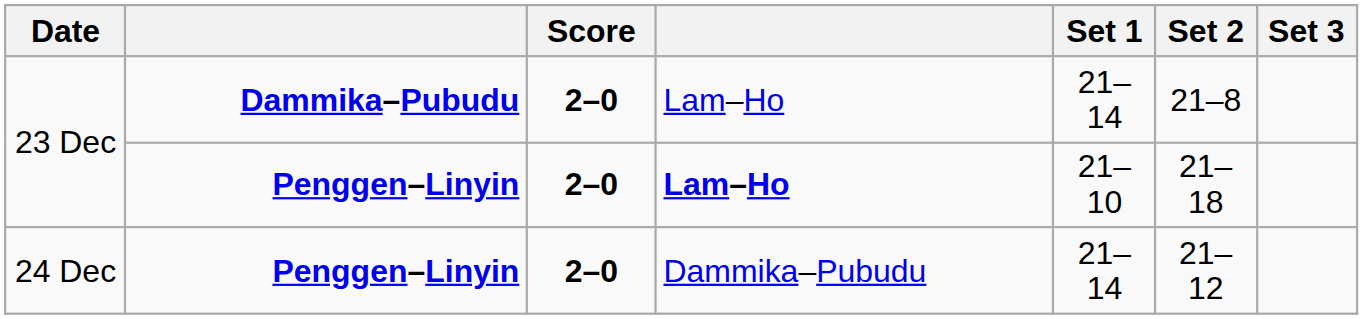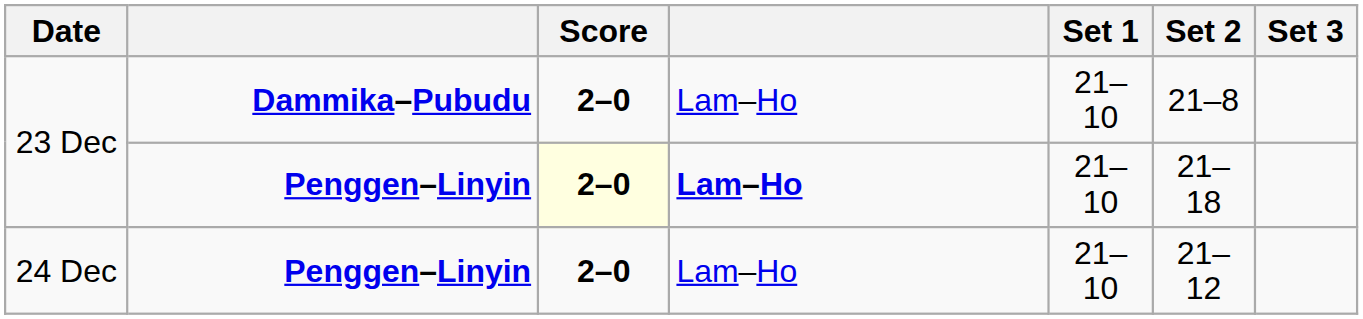(1104, 99) 21–14 -> (1101, 99) 21–10
(591, 185) no background -> (604, 185) lightyellow background
(795, 271) Dammika–Pubudu -> (737, 271) Lam–Ho
(1104, 271) 21–14 -> (1101, 271) 21–10
